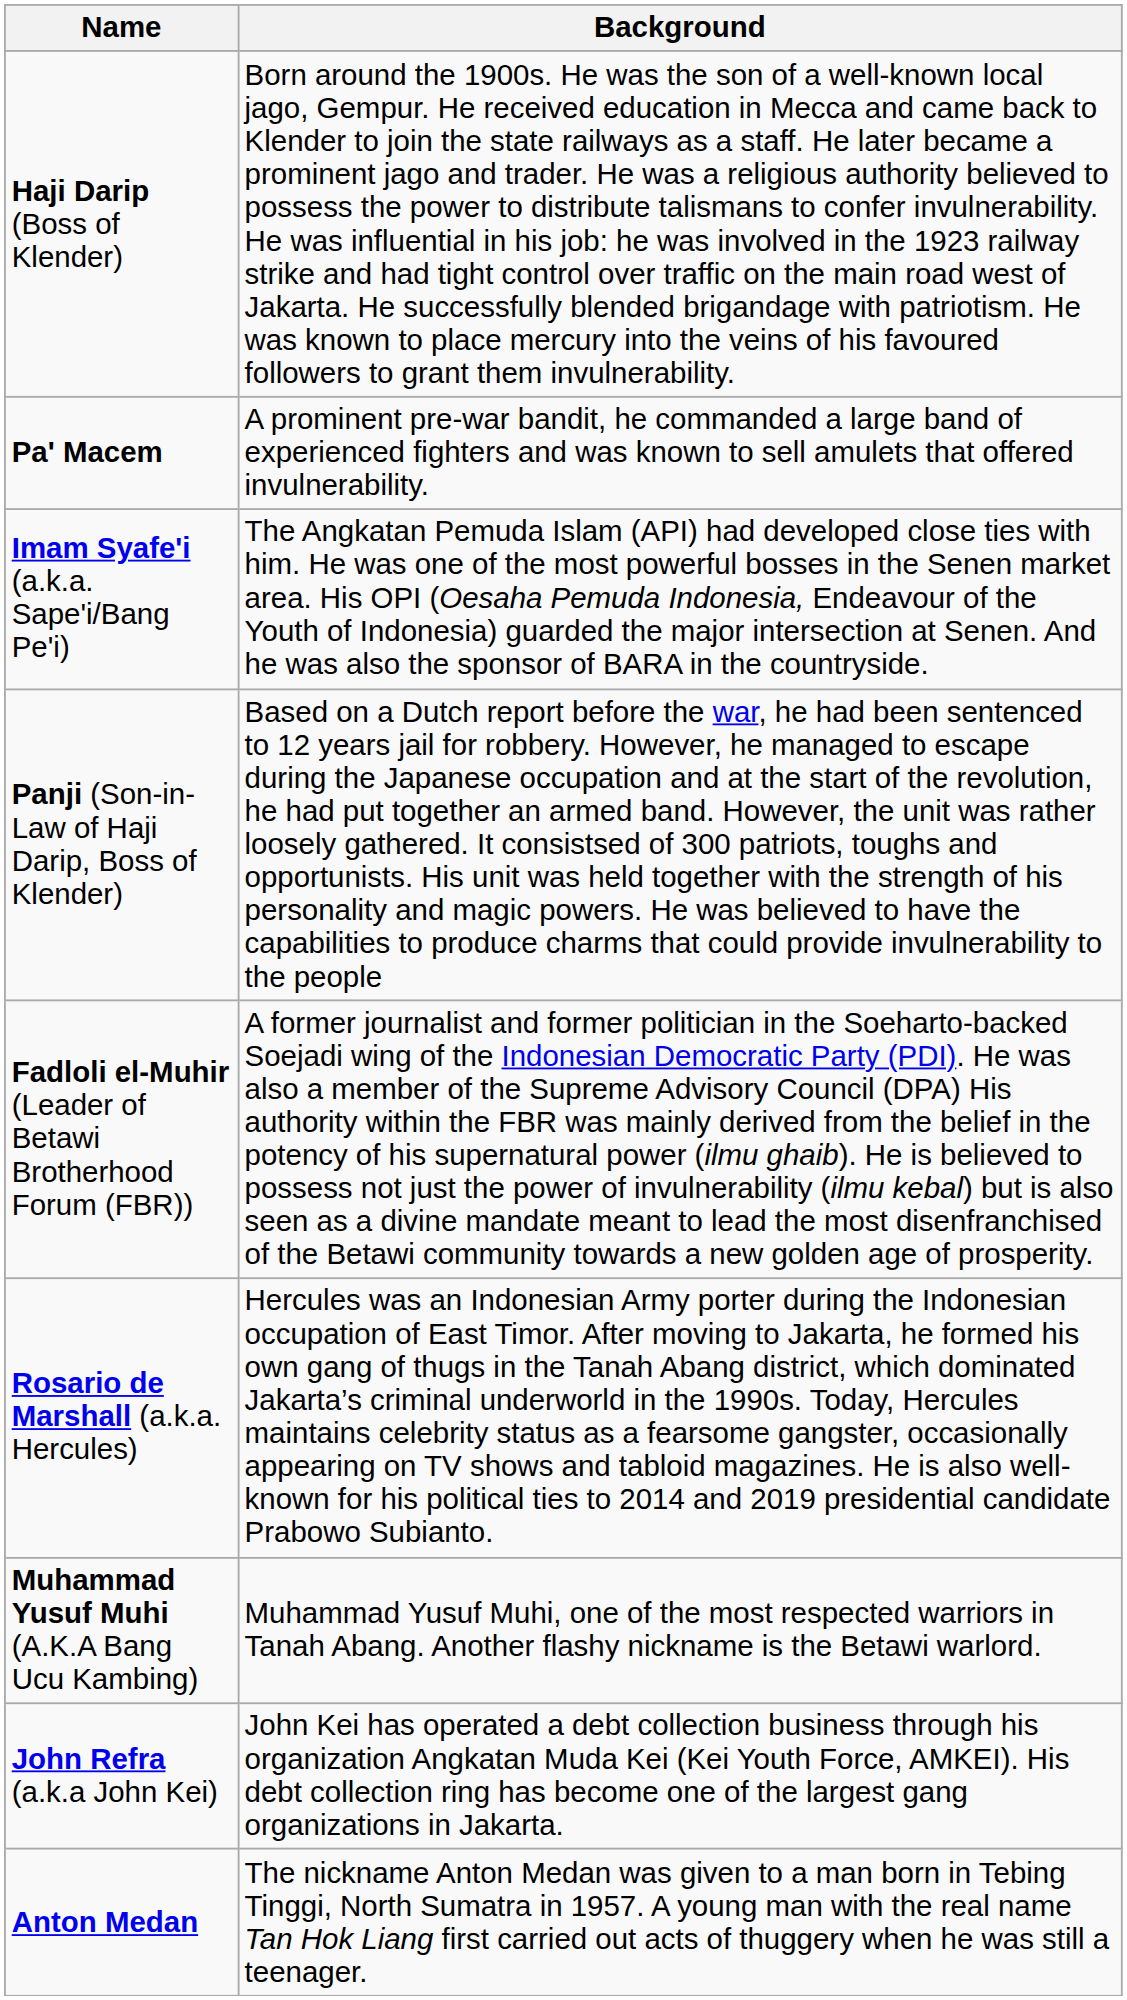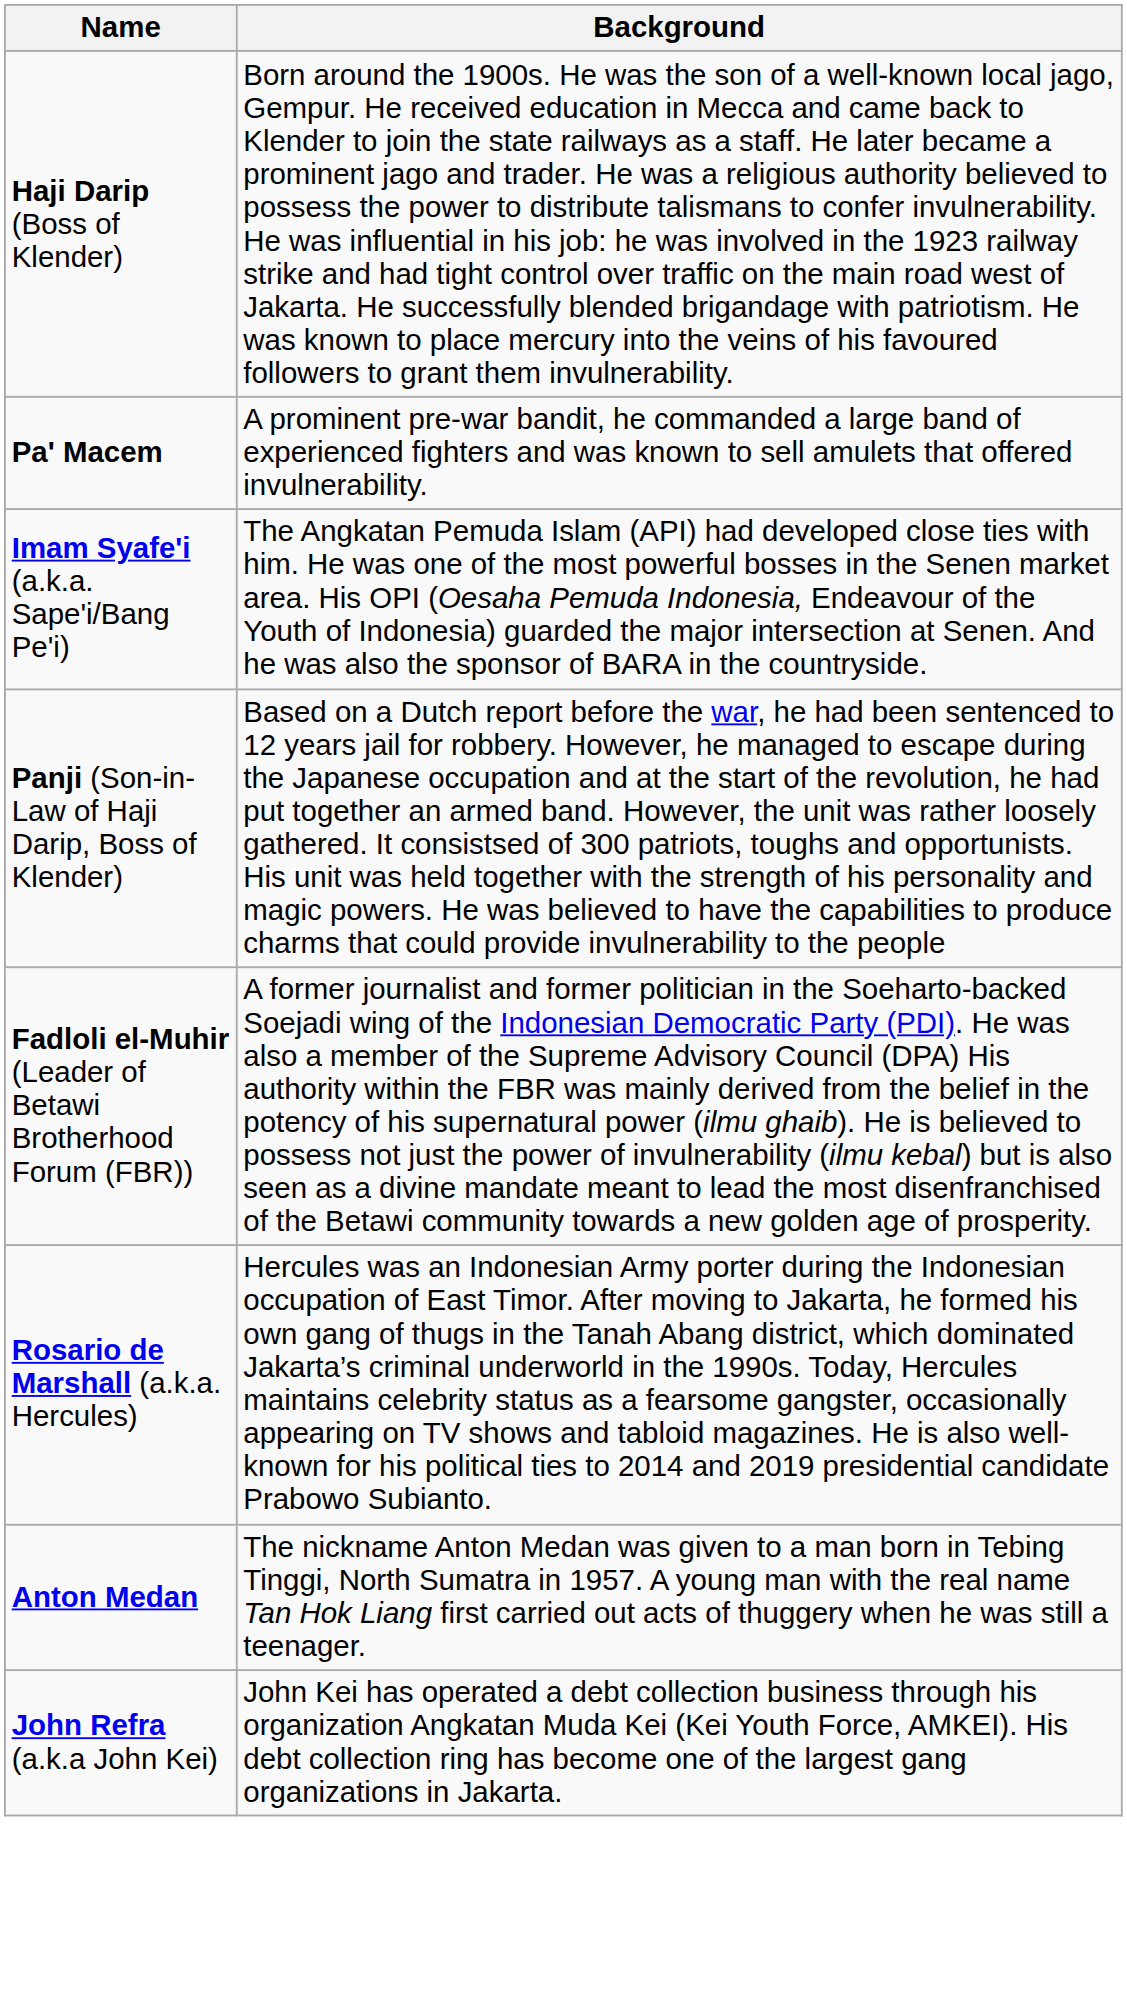- row: (105, 1629)
rows swapped: (115, 1775) <-> (105, 1921)
